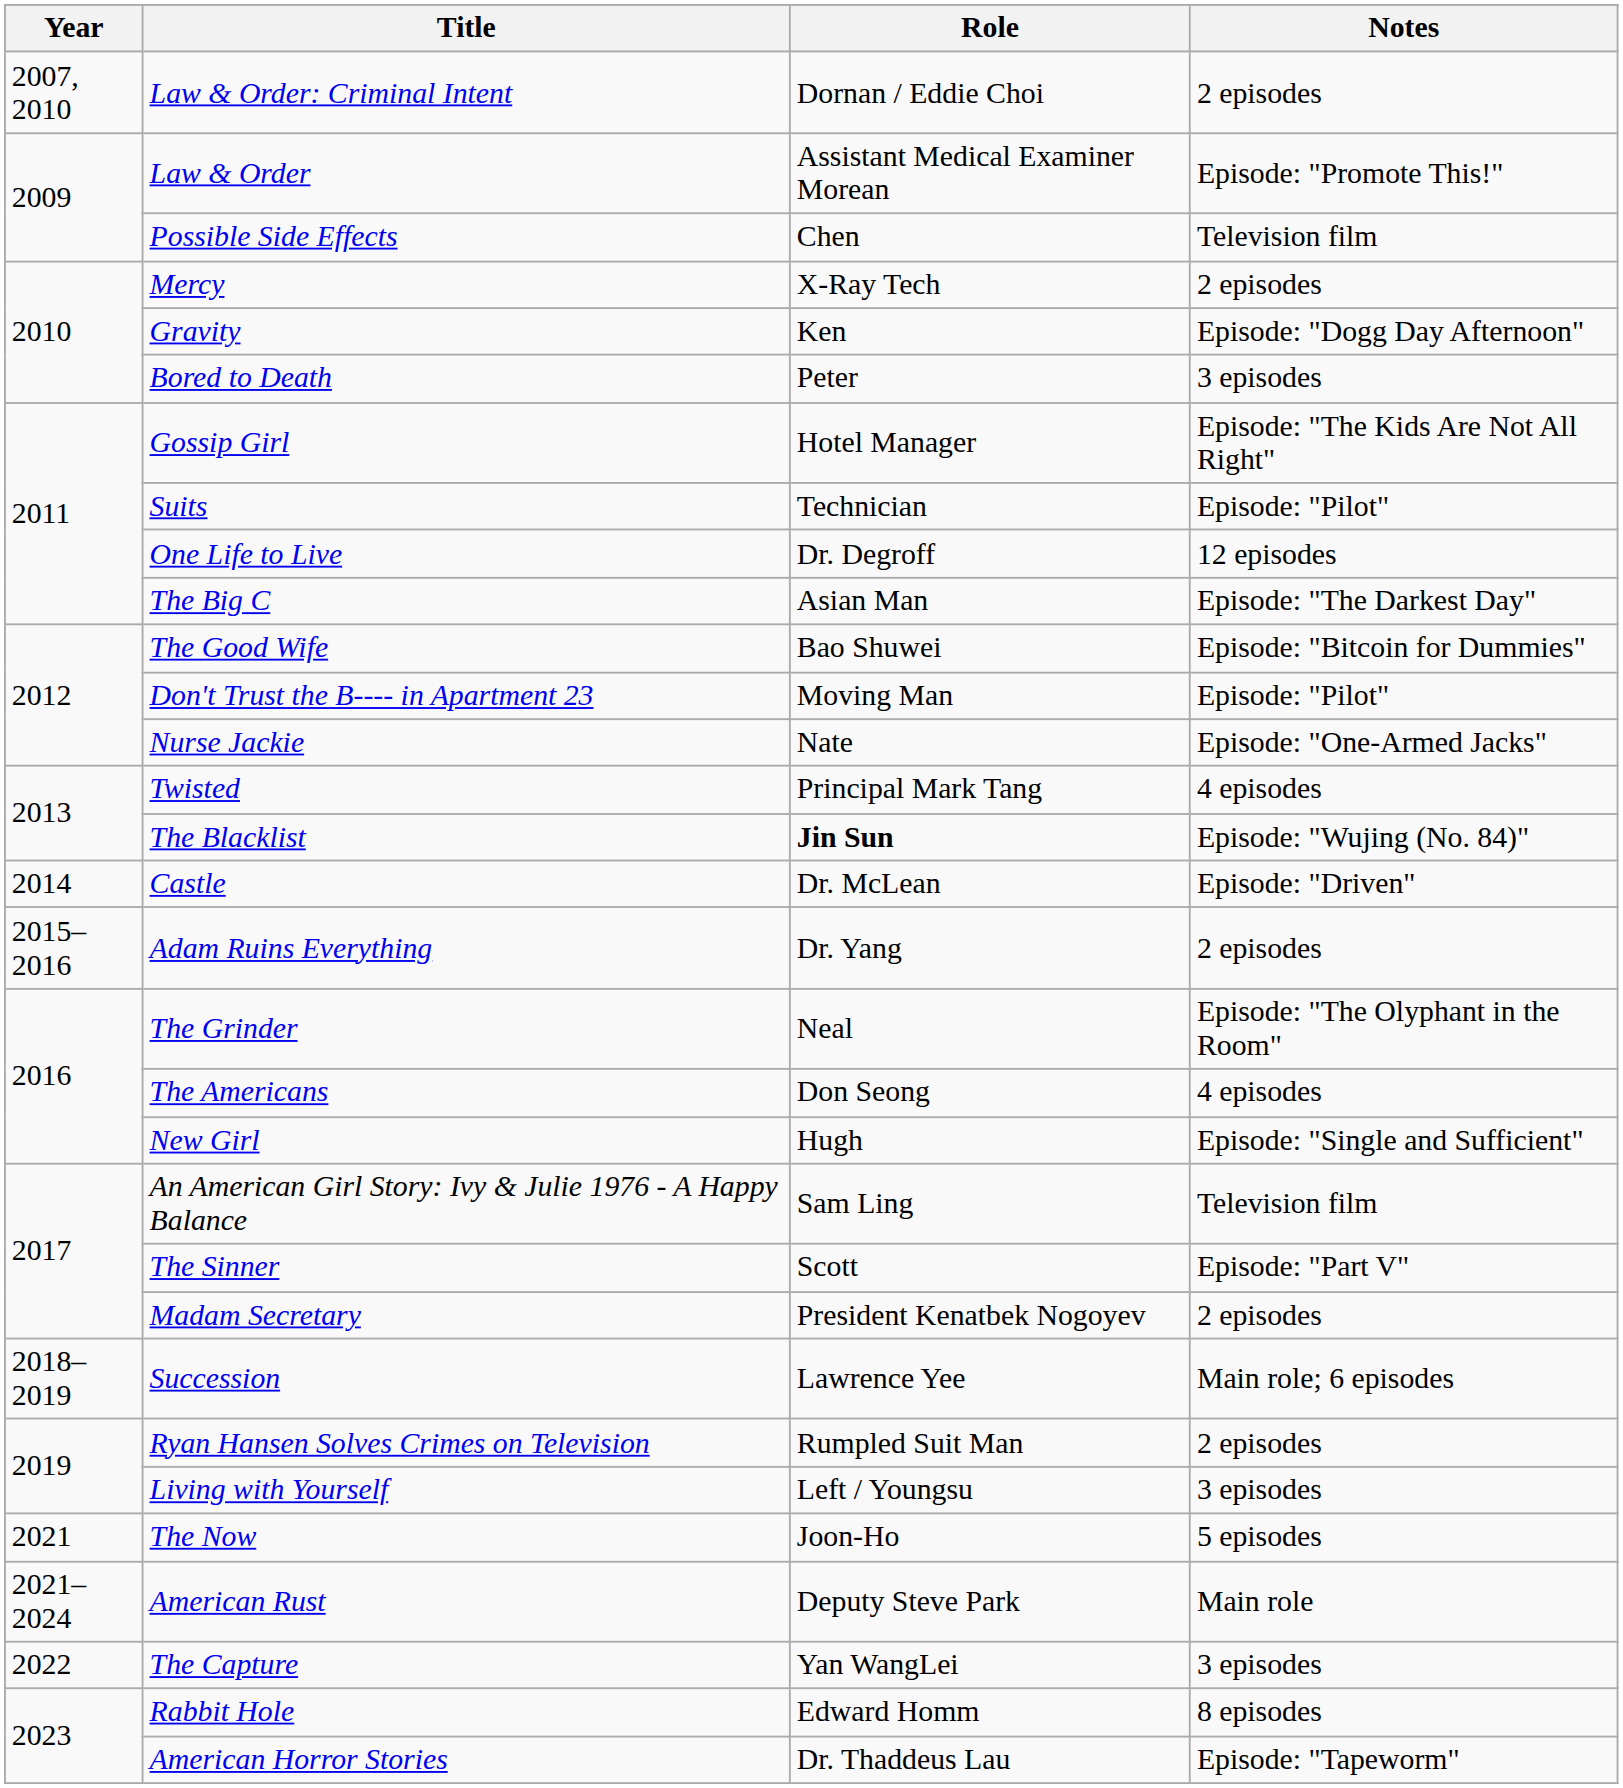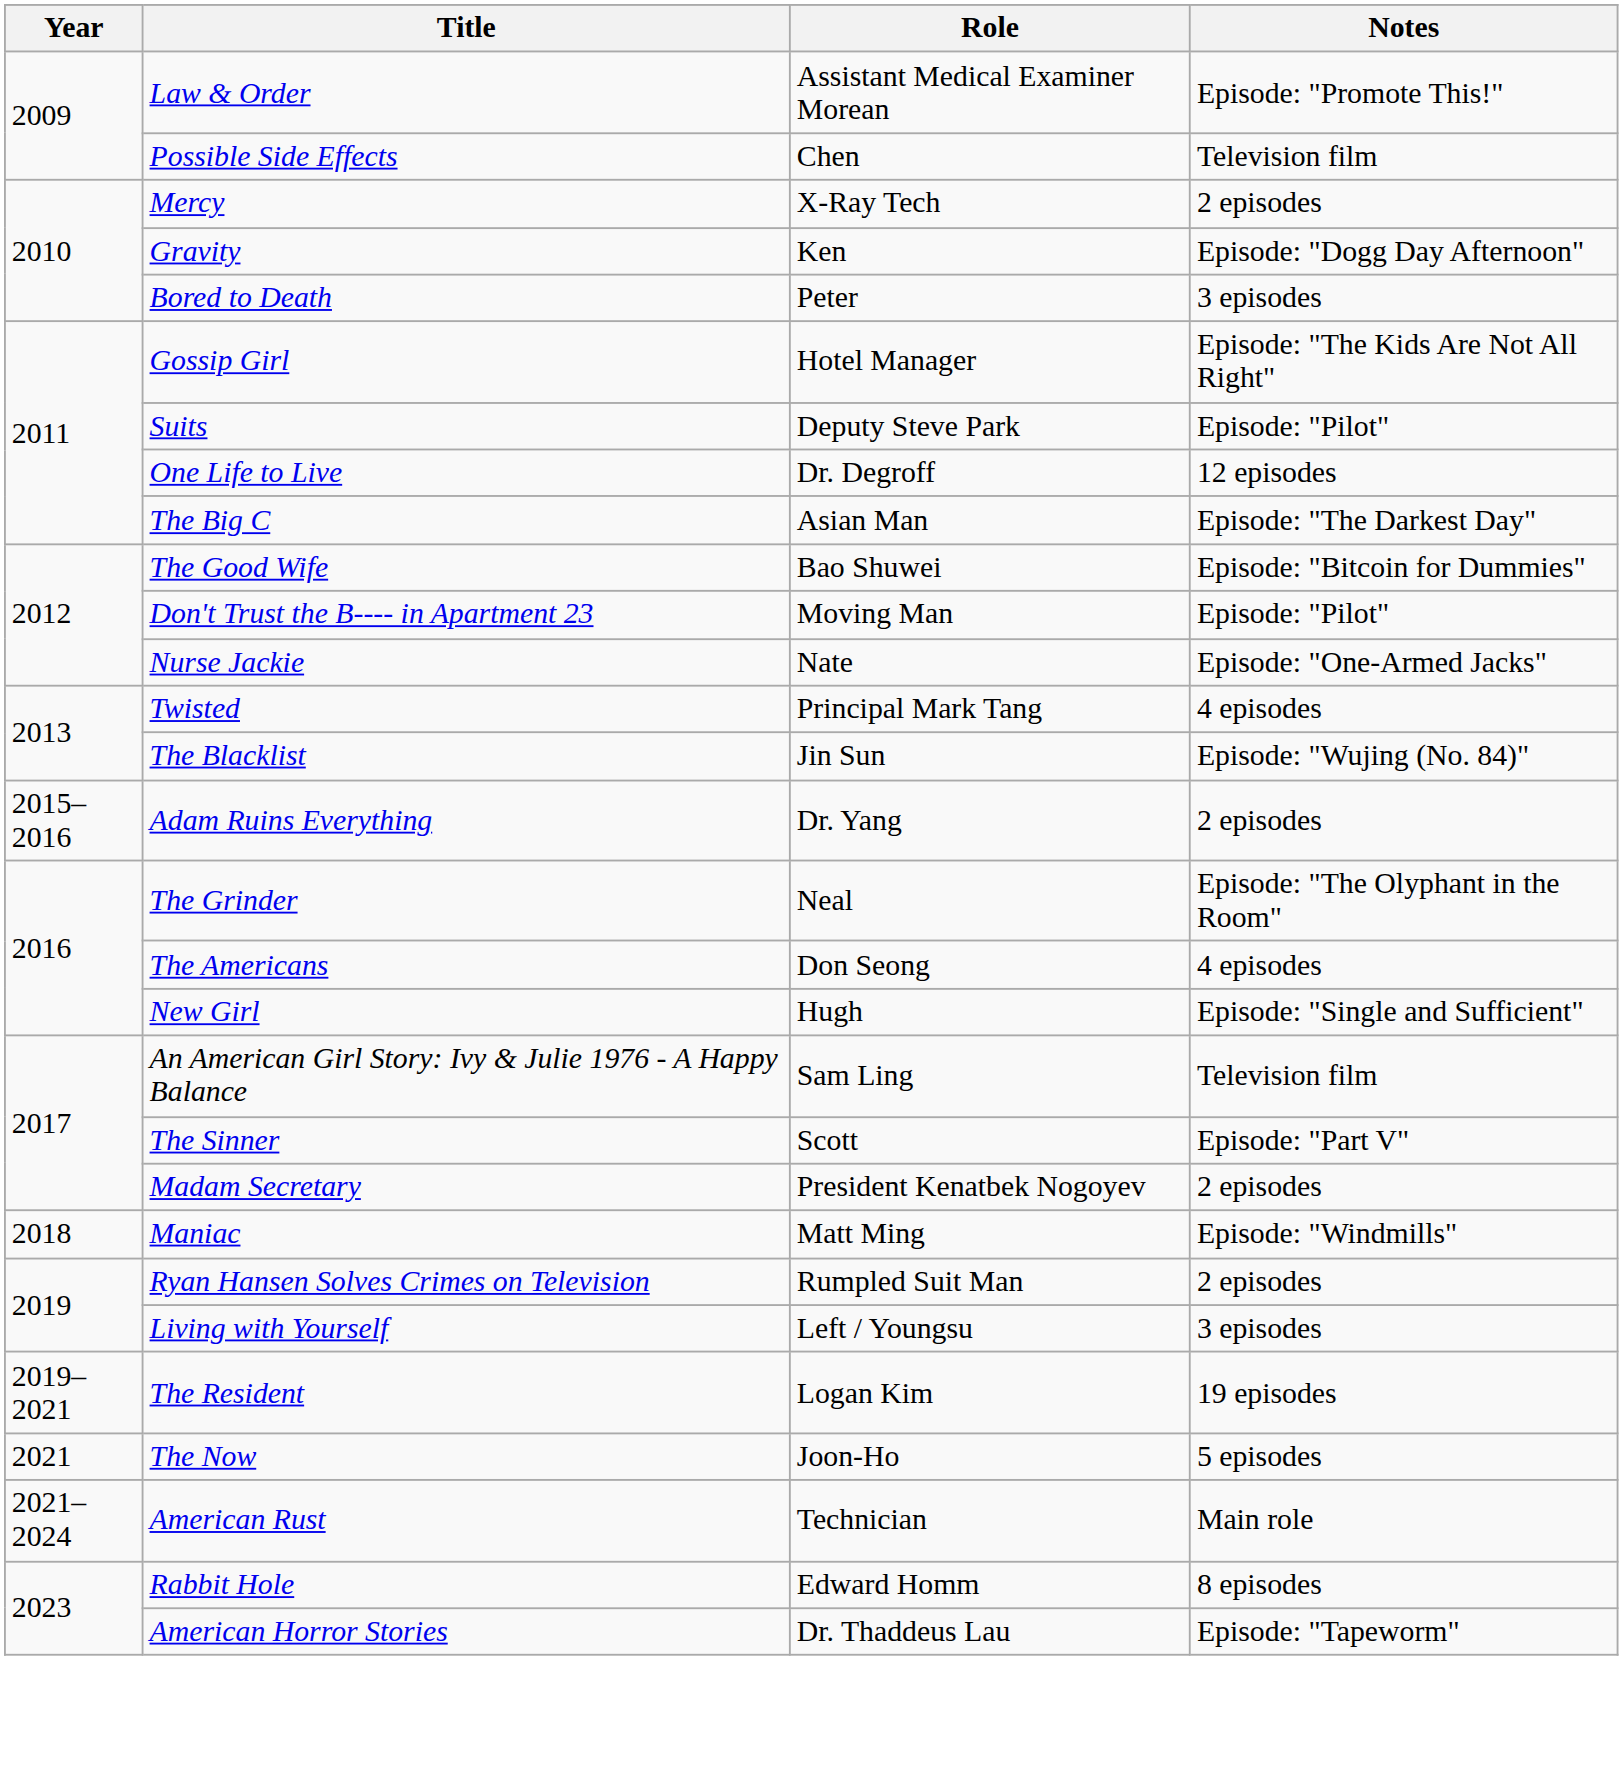- row: (331, 92)
(862, 506) Technician -> (908, 425) Deputy Steve Park
(845, 836) bold -> (841, 755) normal
- row: (188, 883)
+ row: (195, 1233)
- row: (215, 1378)
+ row: (227, 1392)
(908, 1600) Deputy Steve Park -> (862, 1520) Technician
- row: (224, 1664)
